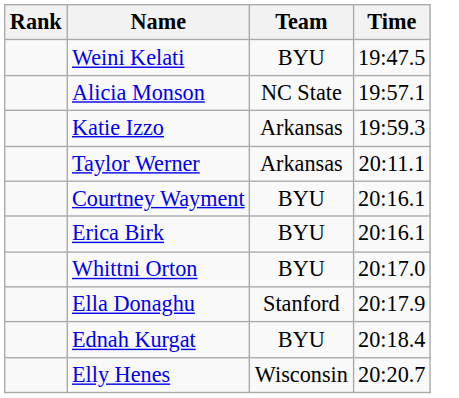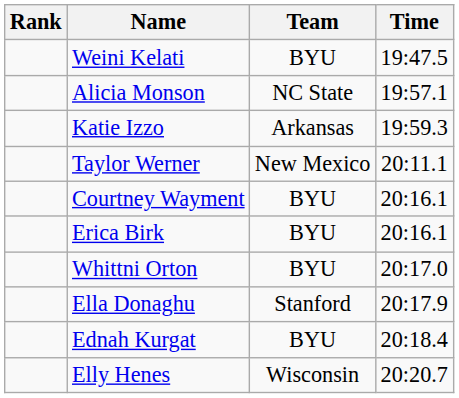(301, 163) Arkansas -> (313, 163) New Mexico
